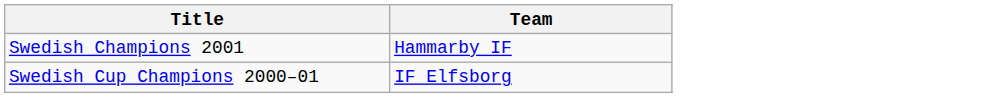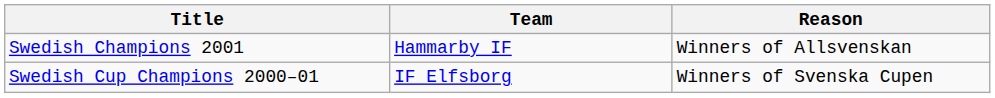+ column: (831, 19)
